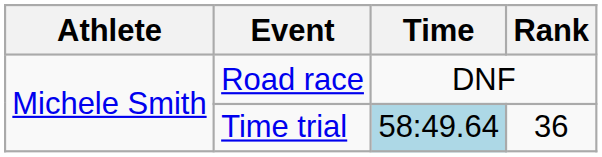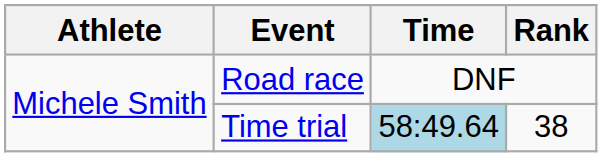(551, 128) 36 -> (551, 128) 38
